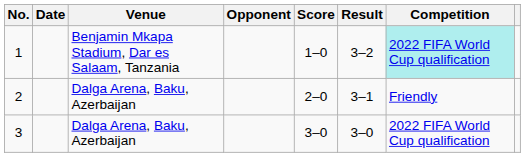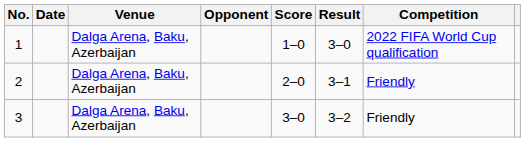(125, 52) Benjamin Mkapa Stadium, Dar es Salaam, Tanzania -> (130, 44) Dalga Arena, Baku, Azerbaijan
(362, 52) 3–2 -> (339, 44) 3–0
(440, 52) paleturquoise background -> (431, 44) no background
(362, 133) 3–0 -> (339, 118) 3–2
(440, 133) 2022 FIFA World Cup qualification -> (391, 118) Friendly
